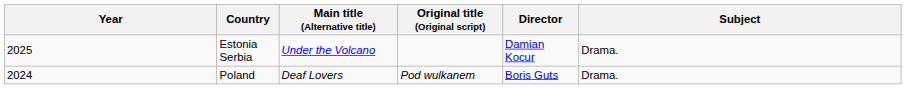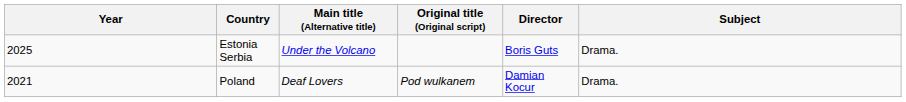(525, 50) Damian Kocur -> (532, 50) Boris Guts
(20, 75) 2024 -> (20, 81) 2021
(532, 75) Boris Guts -> (525, 81) Damian Kocur
